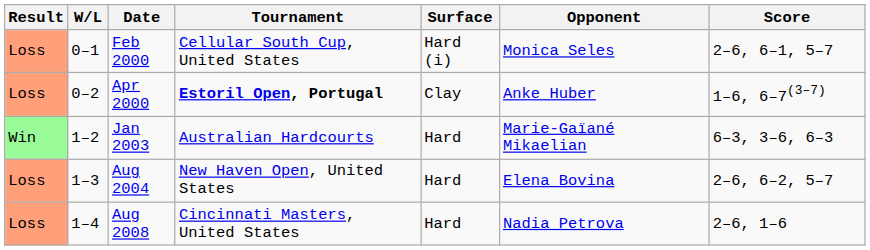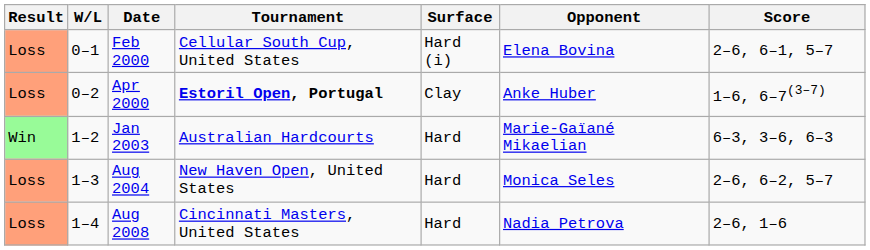(559, 51) Monica Seles -> (559, 51) Elena Bovina
(559, 181) Elena Bovina -> (559, 181) Monica Seles
